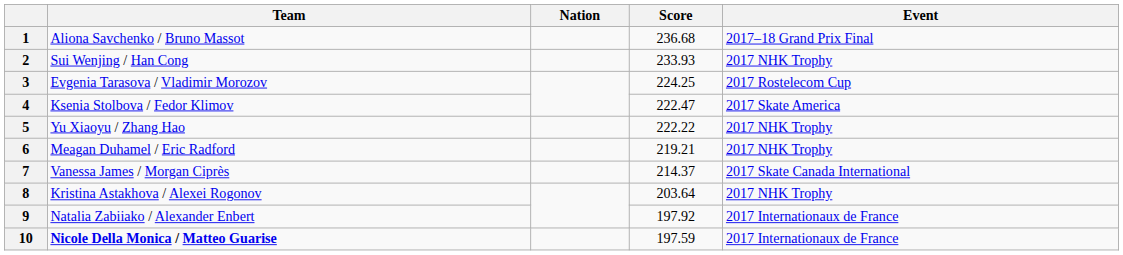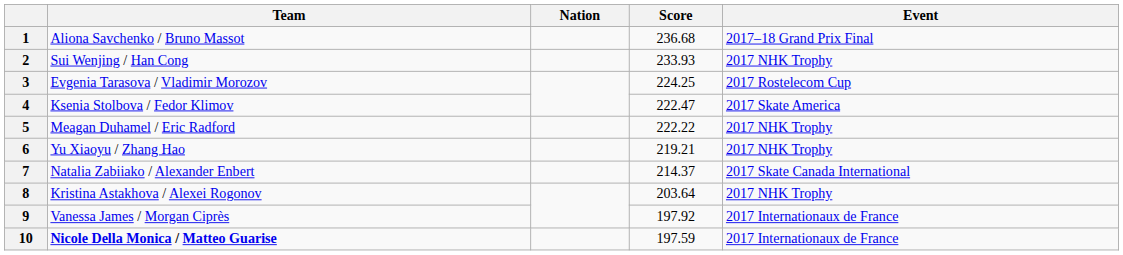(118, 127) Yu Xiaoyu / Zhang Hao -> (143, 127) Meagan Duhamel / Eric Radford
(143, 149) Meagan Duhamel / Eric Radford -> (118, 149) Yu Xiaoyu / Zhang Hao
(140, 171) Vanessa James / Morgan Ciprès -> (152, 171) Natalia Zabiiako / Alexander Enbert
(152, 216) Natalia Zabiiako / Alexander Enbert -> (140, 216) Vanessa James / Morgan Ciprès
